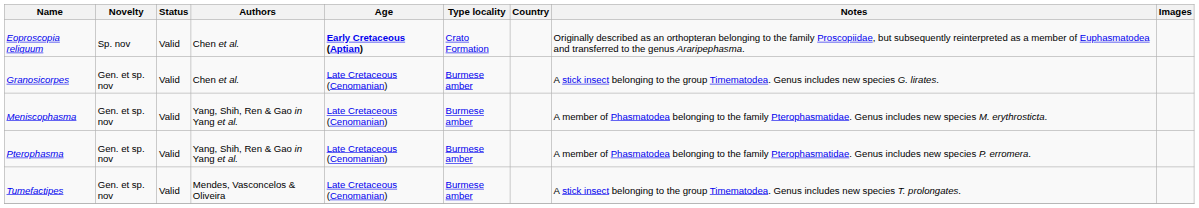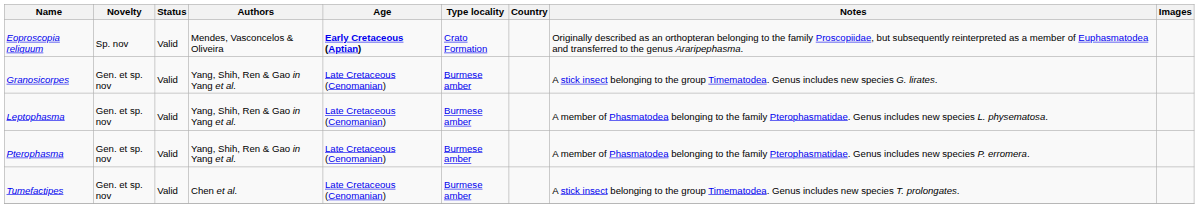(216, 43) Chen et al. -> (242, 43) Mendes, Vasconcelos & Oliveira
(216, 80) Chen et al. -> (246, 80) Yang, Shih, Ren & Gao in Yang et al.
+ row: (36, 117)
- row: (41, 117)
(244, 190) Mendes, Vasconcelos & Oliveira -> (214, 190) Chen et al.
